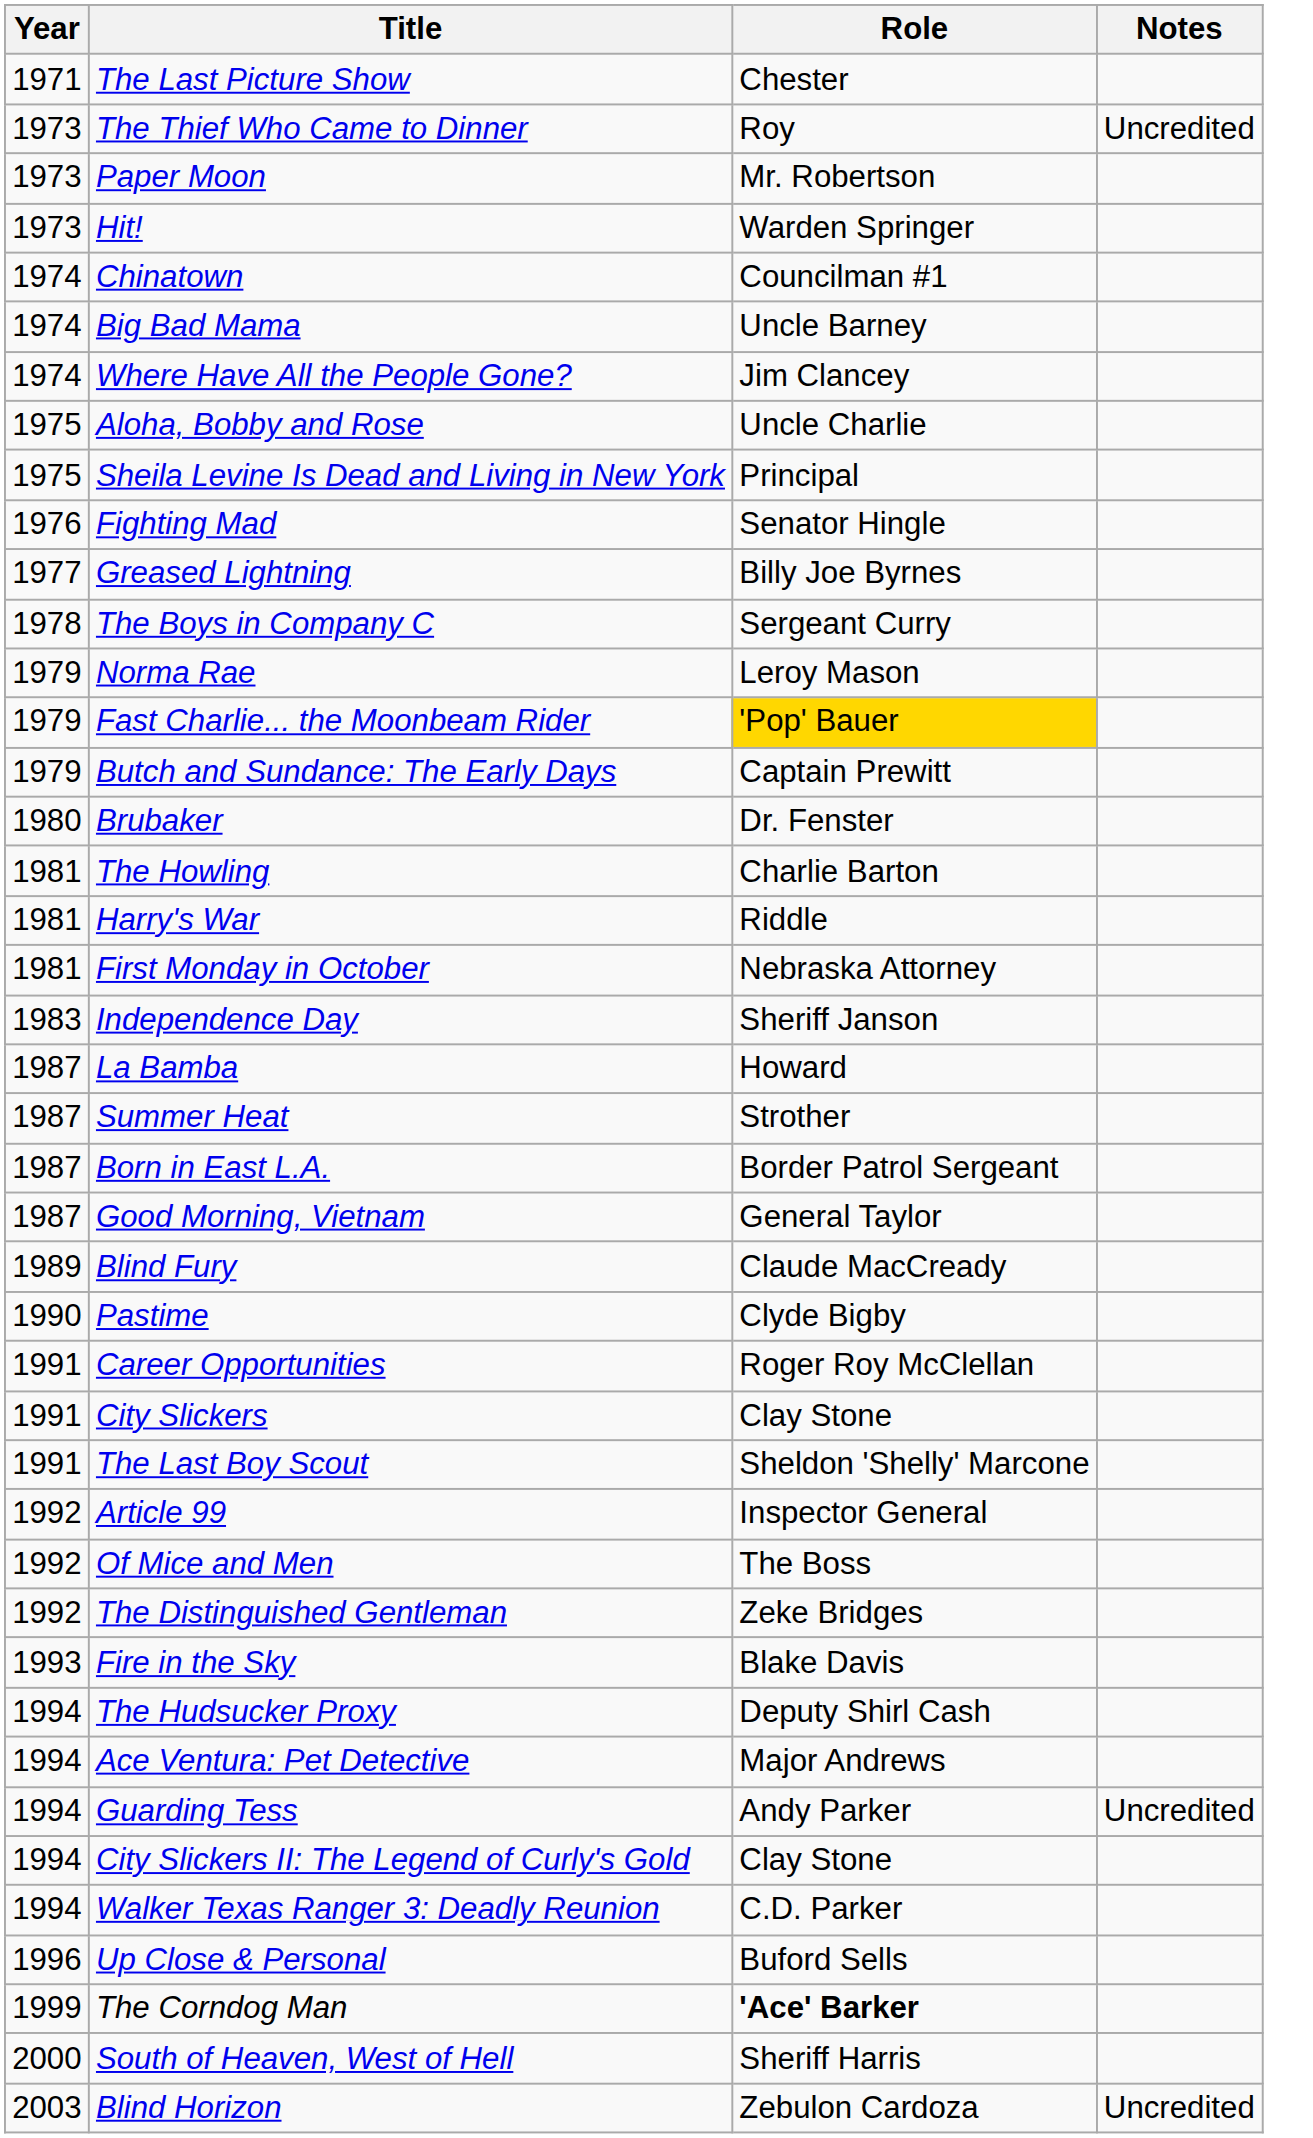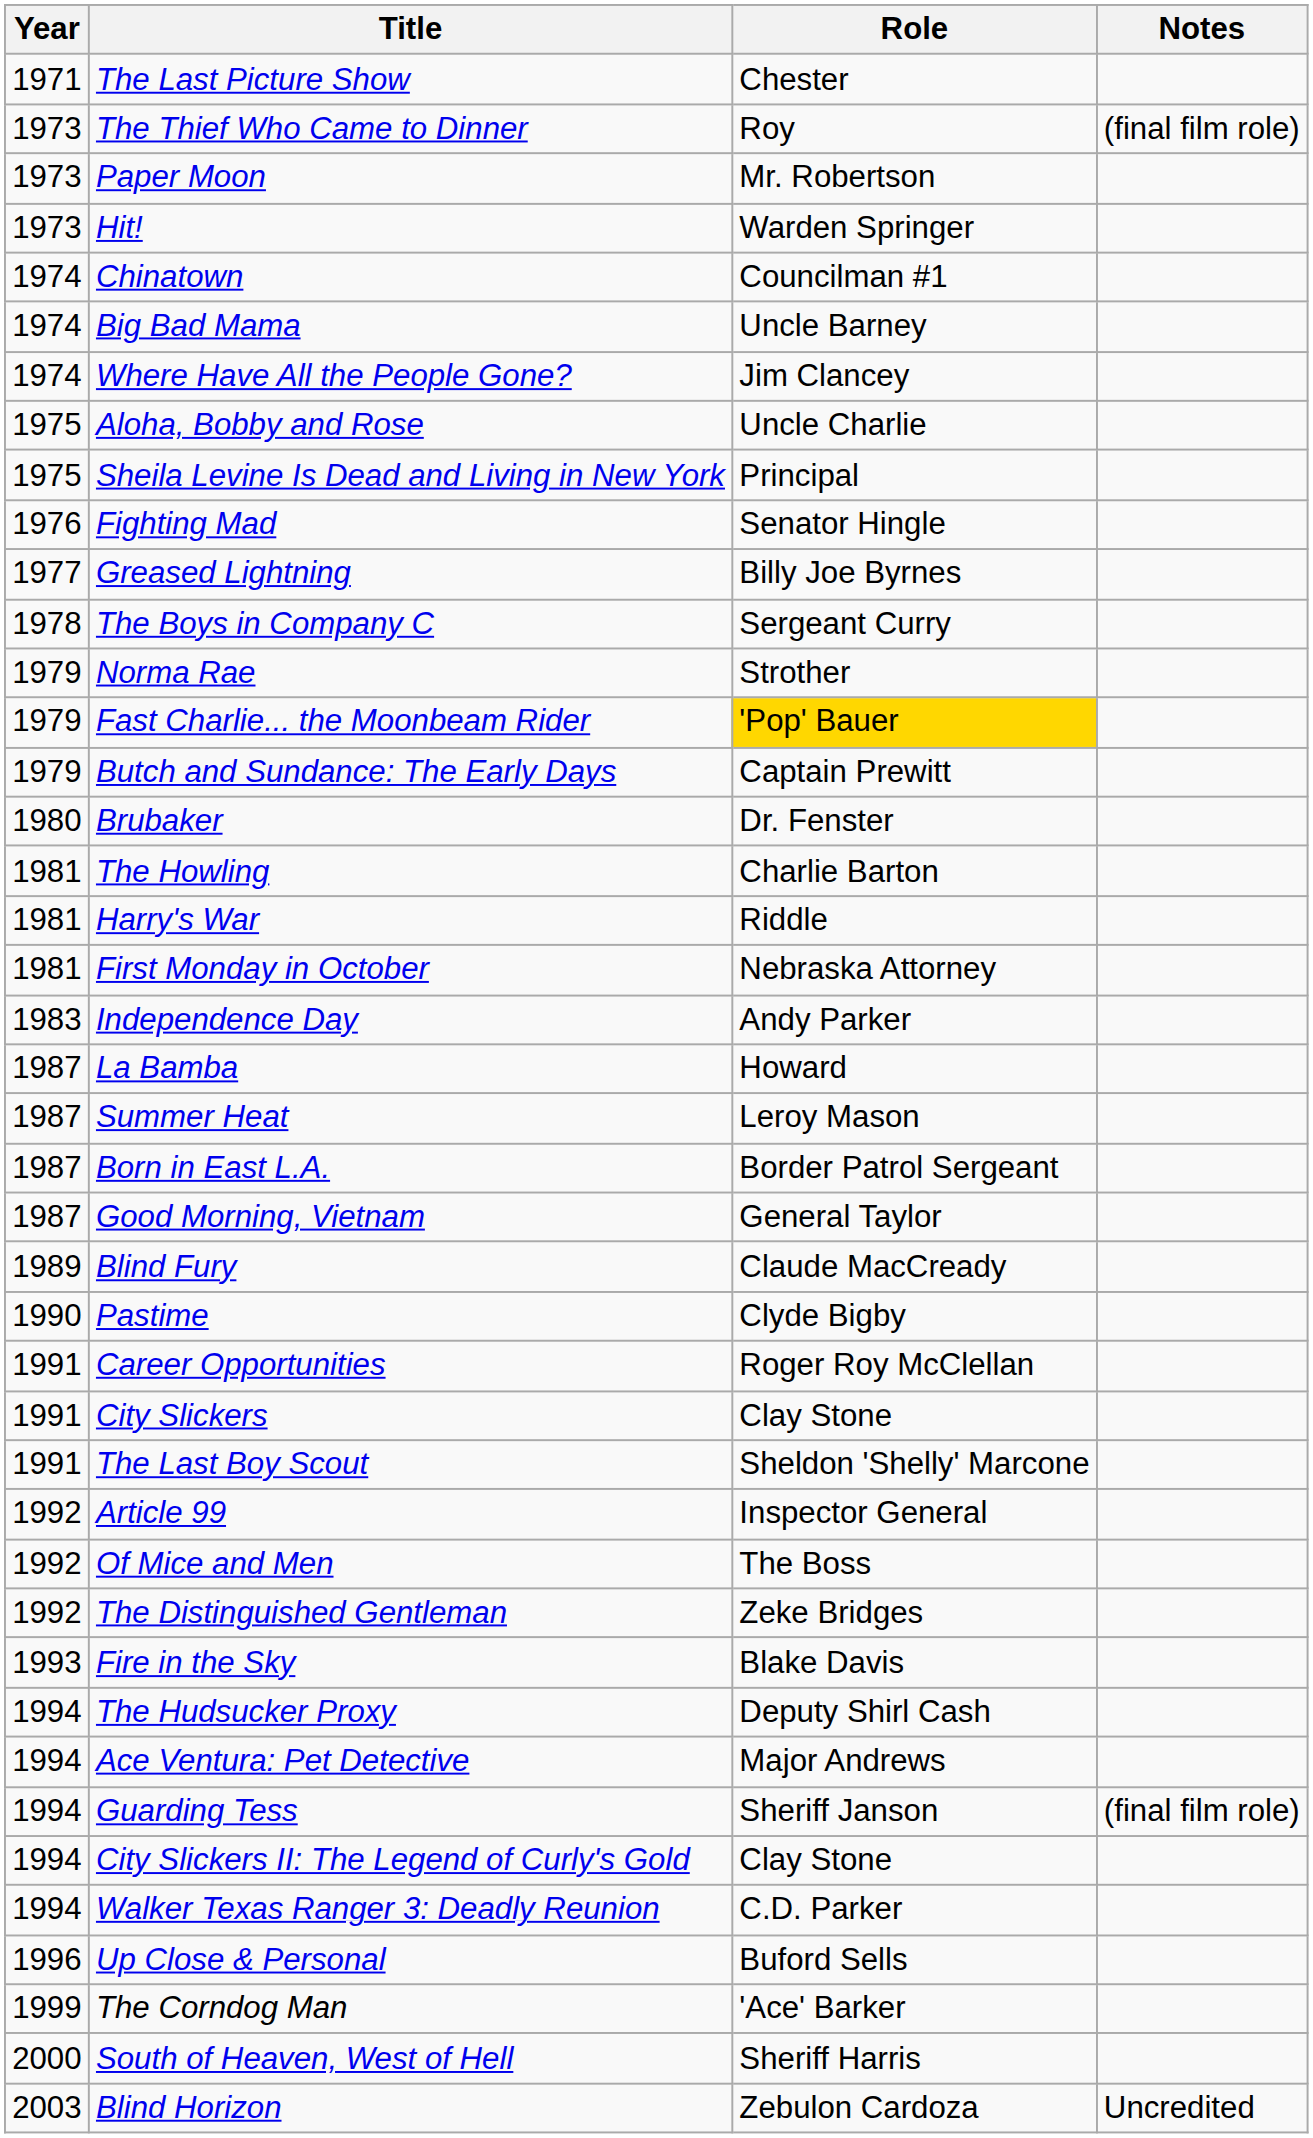(1179, 128) Uncredited -> (1202, 128) (final film role)
(830, 672) Leroy Mason -> (795, 672) Strother
(839, 1018) Sheriff Janson -> (825, 1018) Andy Parker
(795, 1117) Strother -> (830, 1117) Leroy Mason
(825, 1810) Andy Parker -> (839, 1810) Sheriff Janson
(1179, 1810) Uncredited -> (1202, 1810) (final film role)
(829, 2008) bold -> (822, 2008) normal
